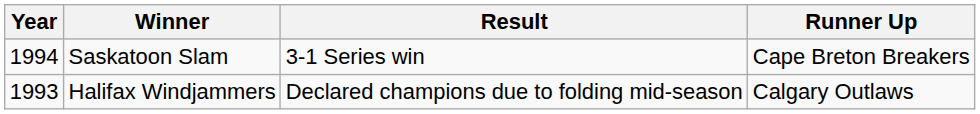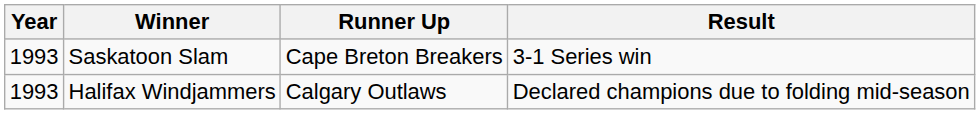columns swapped: (861, 21) <-> (514, 21)
(34, 56) 1994 -> (34, 56) 1993
